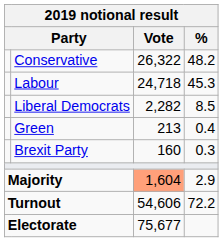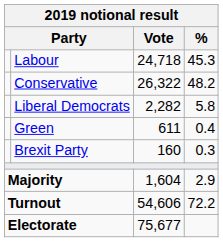rows swapped: (56, 60) <-> (36, 83)
(205, 106) 8.5 -> (205, 106) 5.8
(169, 128) 213 -> (170, 128) 611
(163, 180) lightsalmon background -> (163, 180) no background
